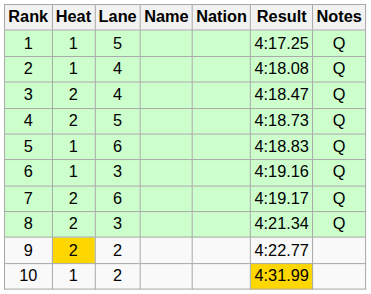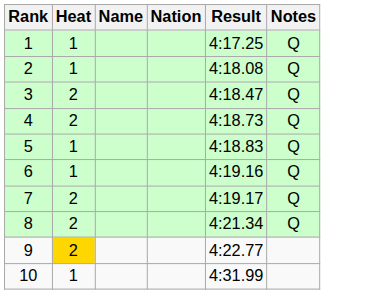- column: (118, 17)
(282, 276) gold background -> (236, 276) no background
